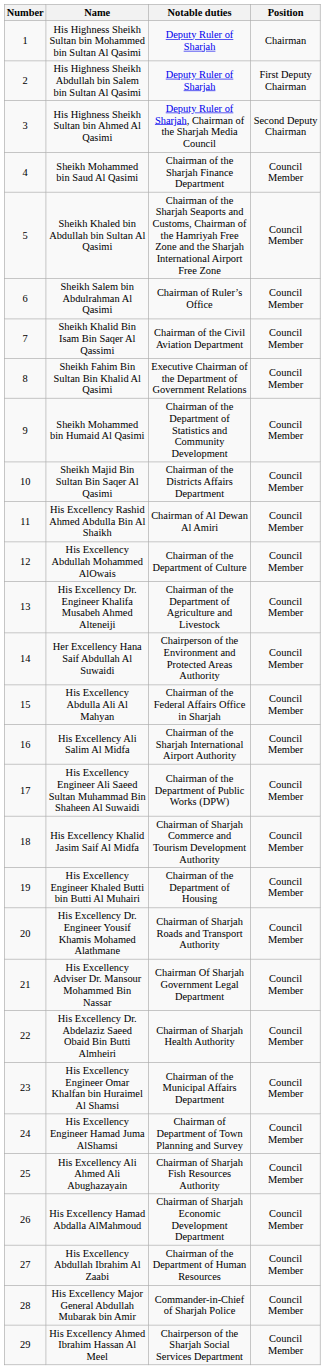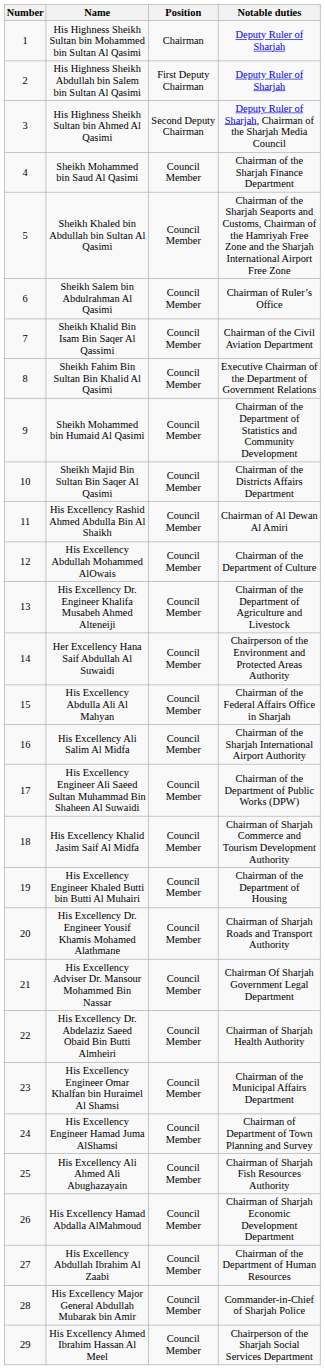columns swapped: (286, 12) <-> (200, 12)
